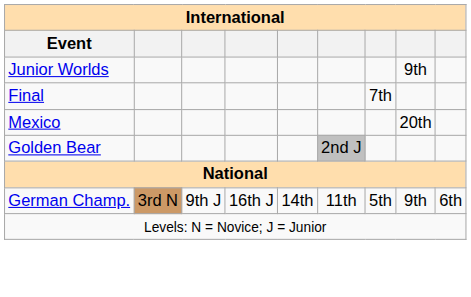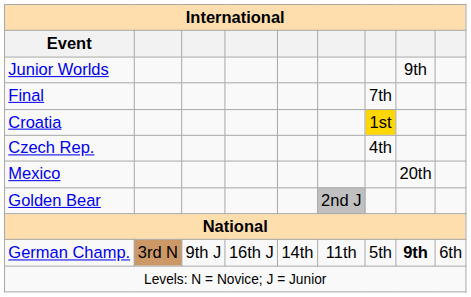+ row: (35, 122)
+ row: (51, 148)
(416, 200) normal -> (416, 252) bold
